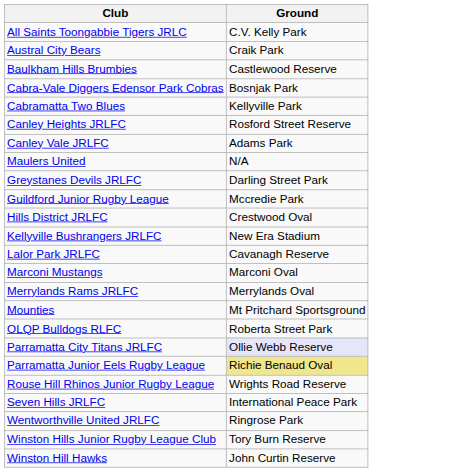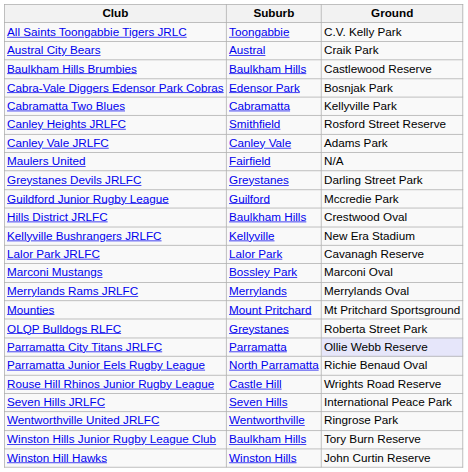+ column: (274, 13)
(281, 365) khaki background -> (376, 365) no background
